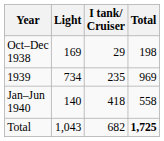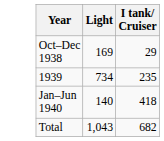- column: (144, 20)
